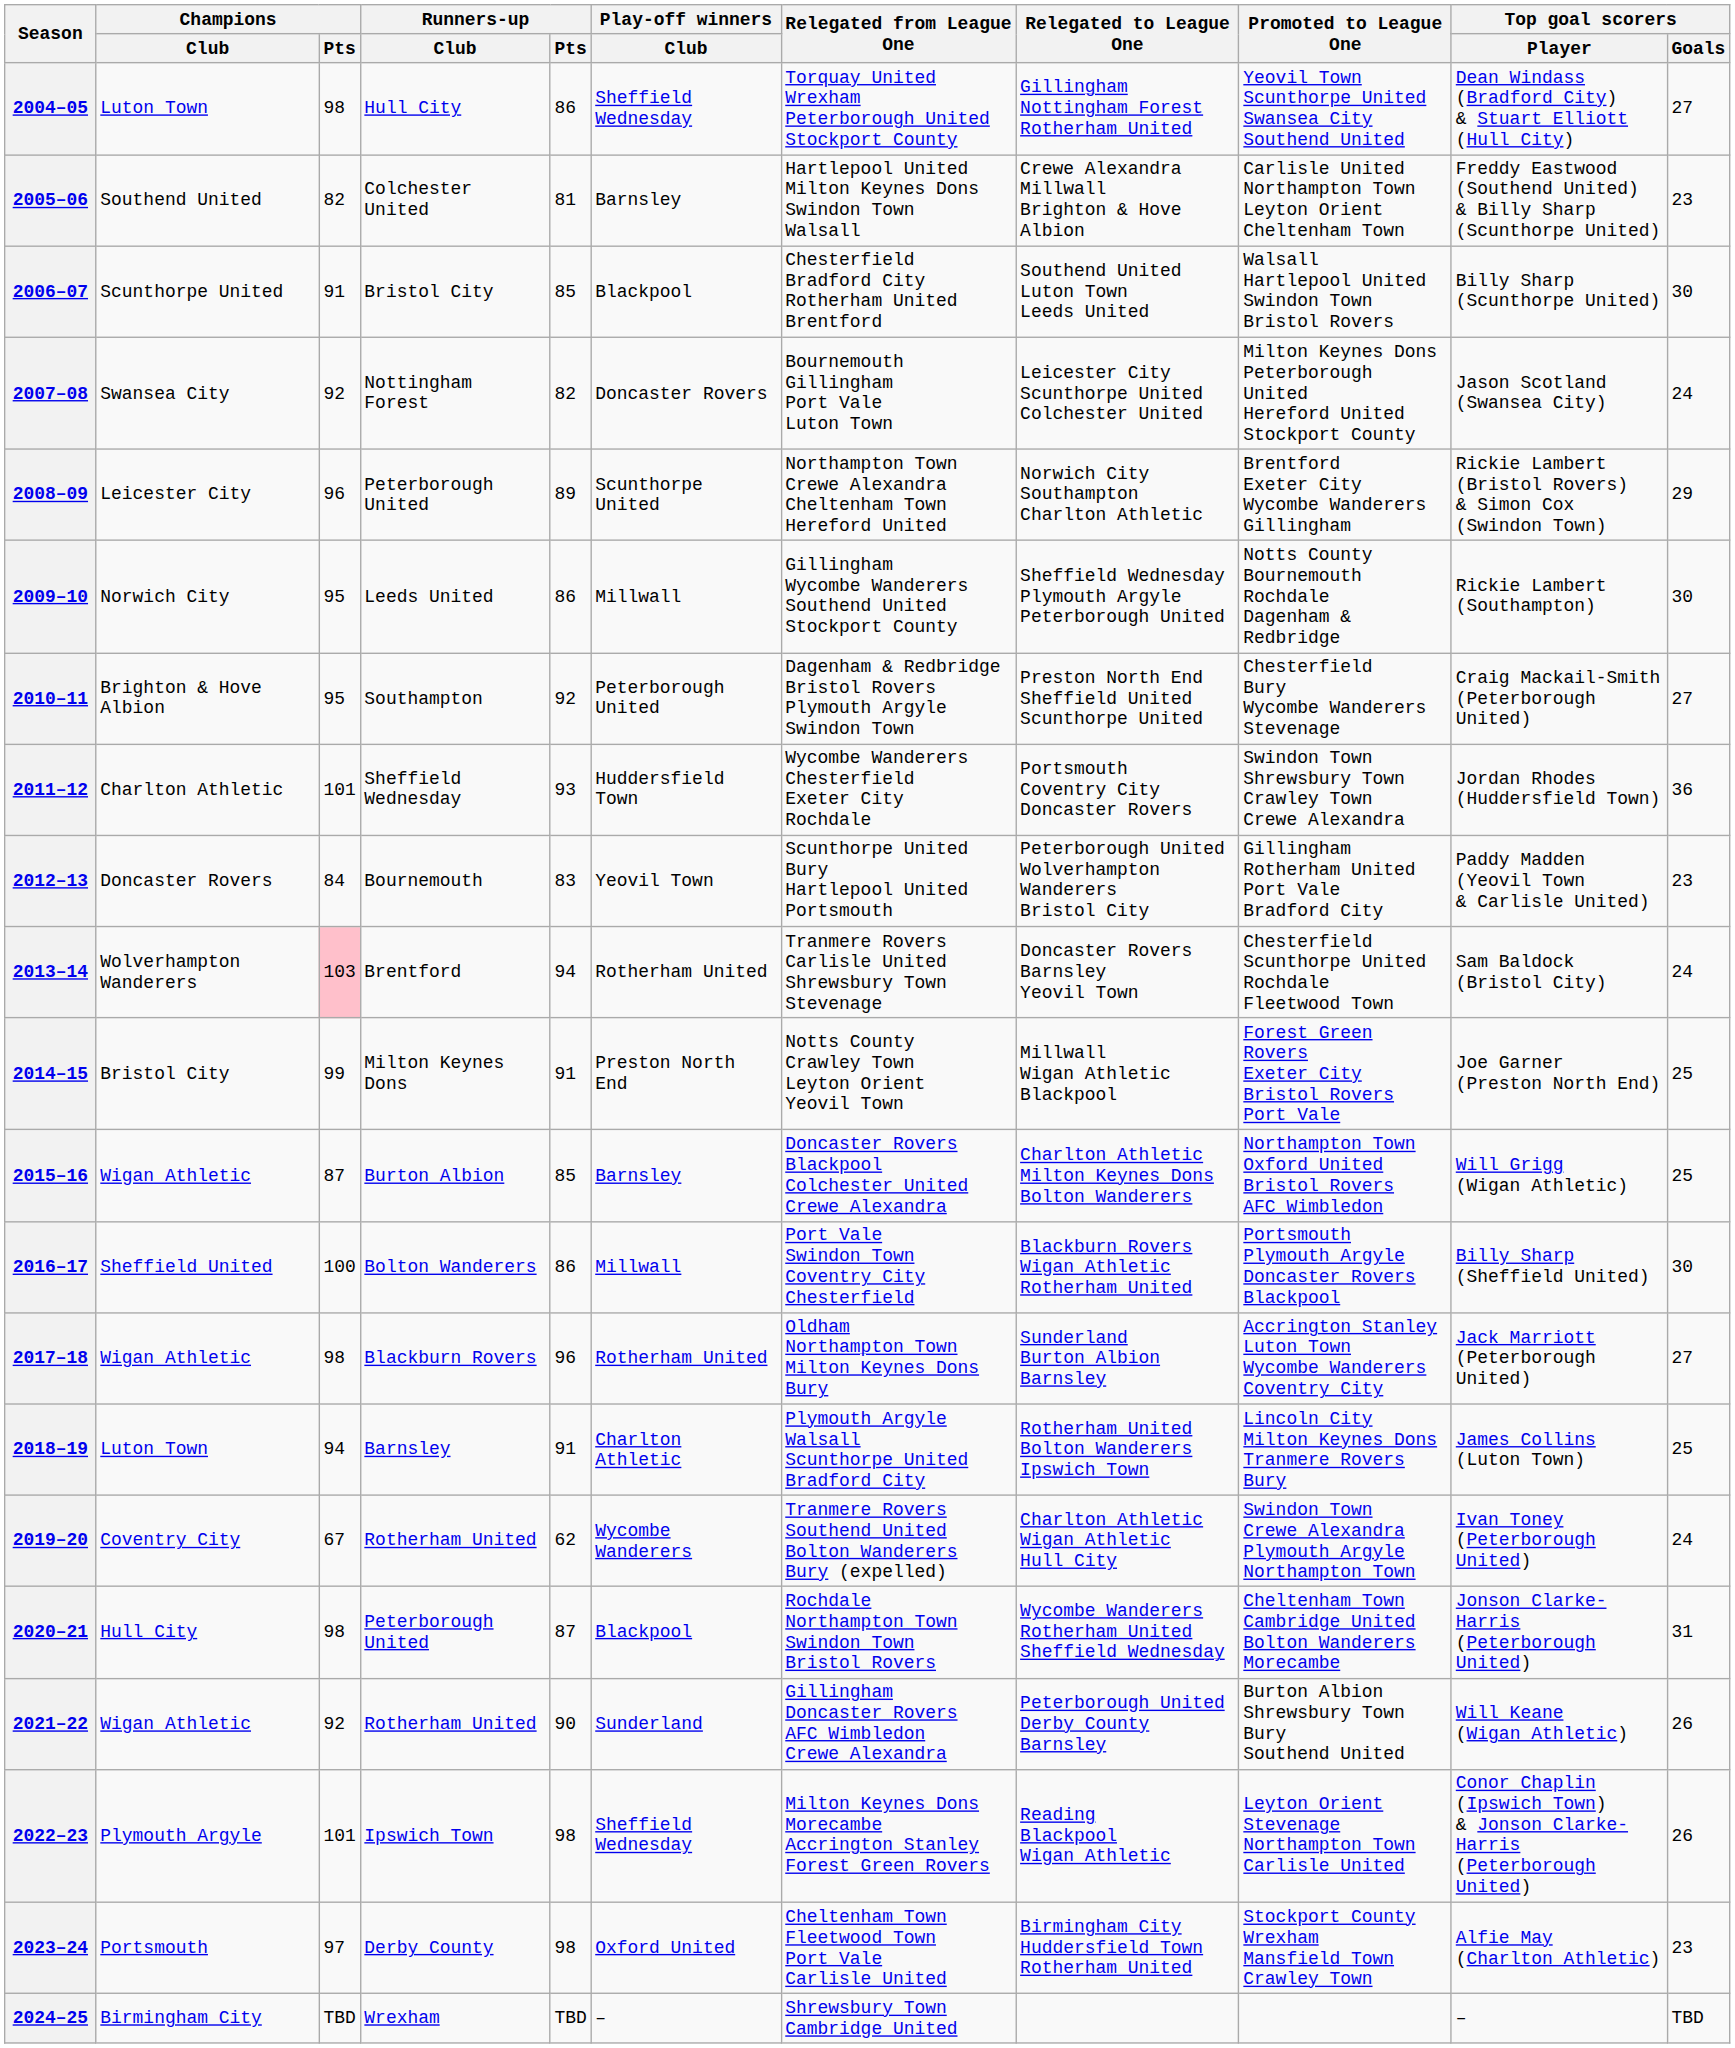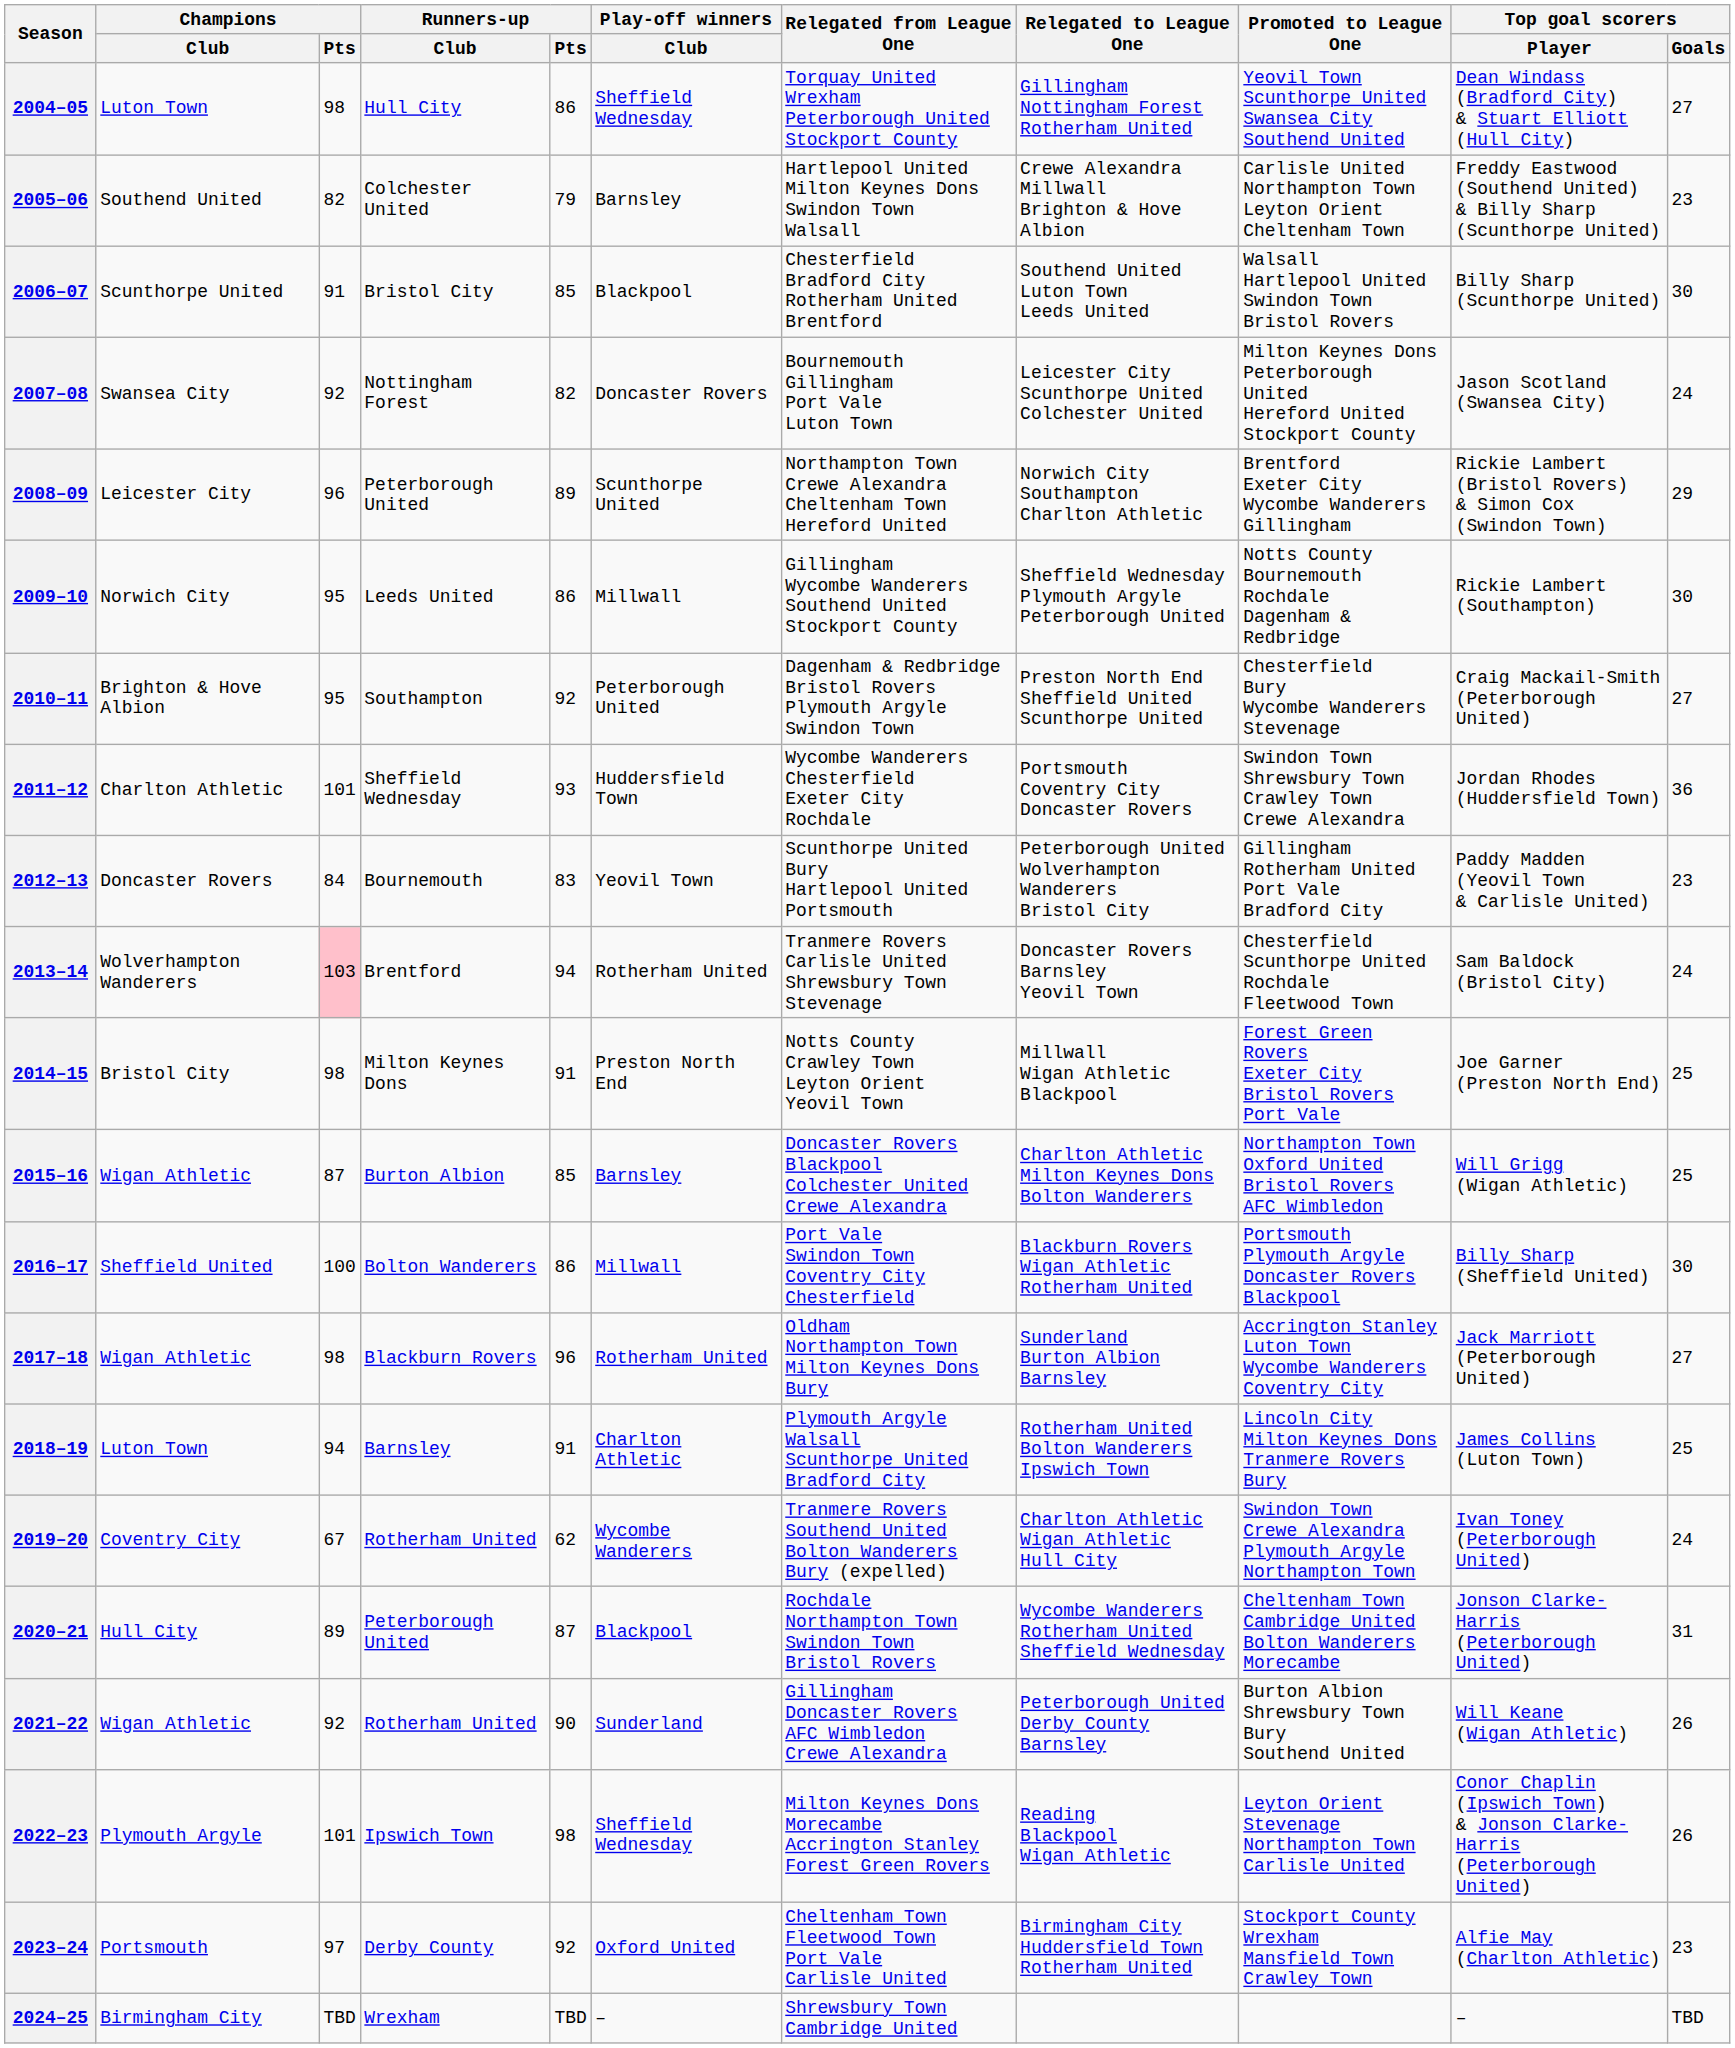(565, 200) 81 -> (565, 200) 79
(334, 1074) 99 -> (334, 1074) 98
(334, 1632) 98 -> (334, 1632) 89
(565, 1948) 98 -> (565, 1948) 92
